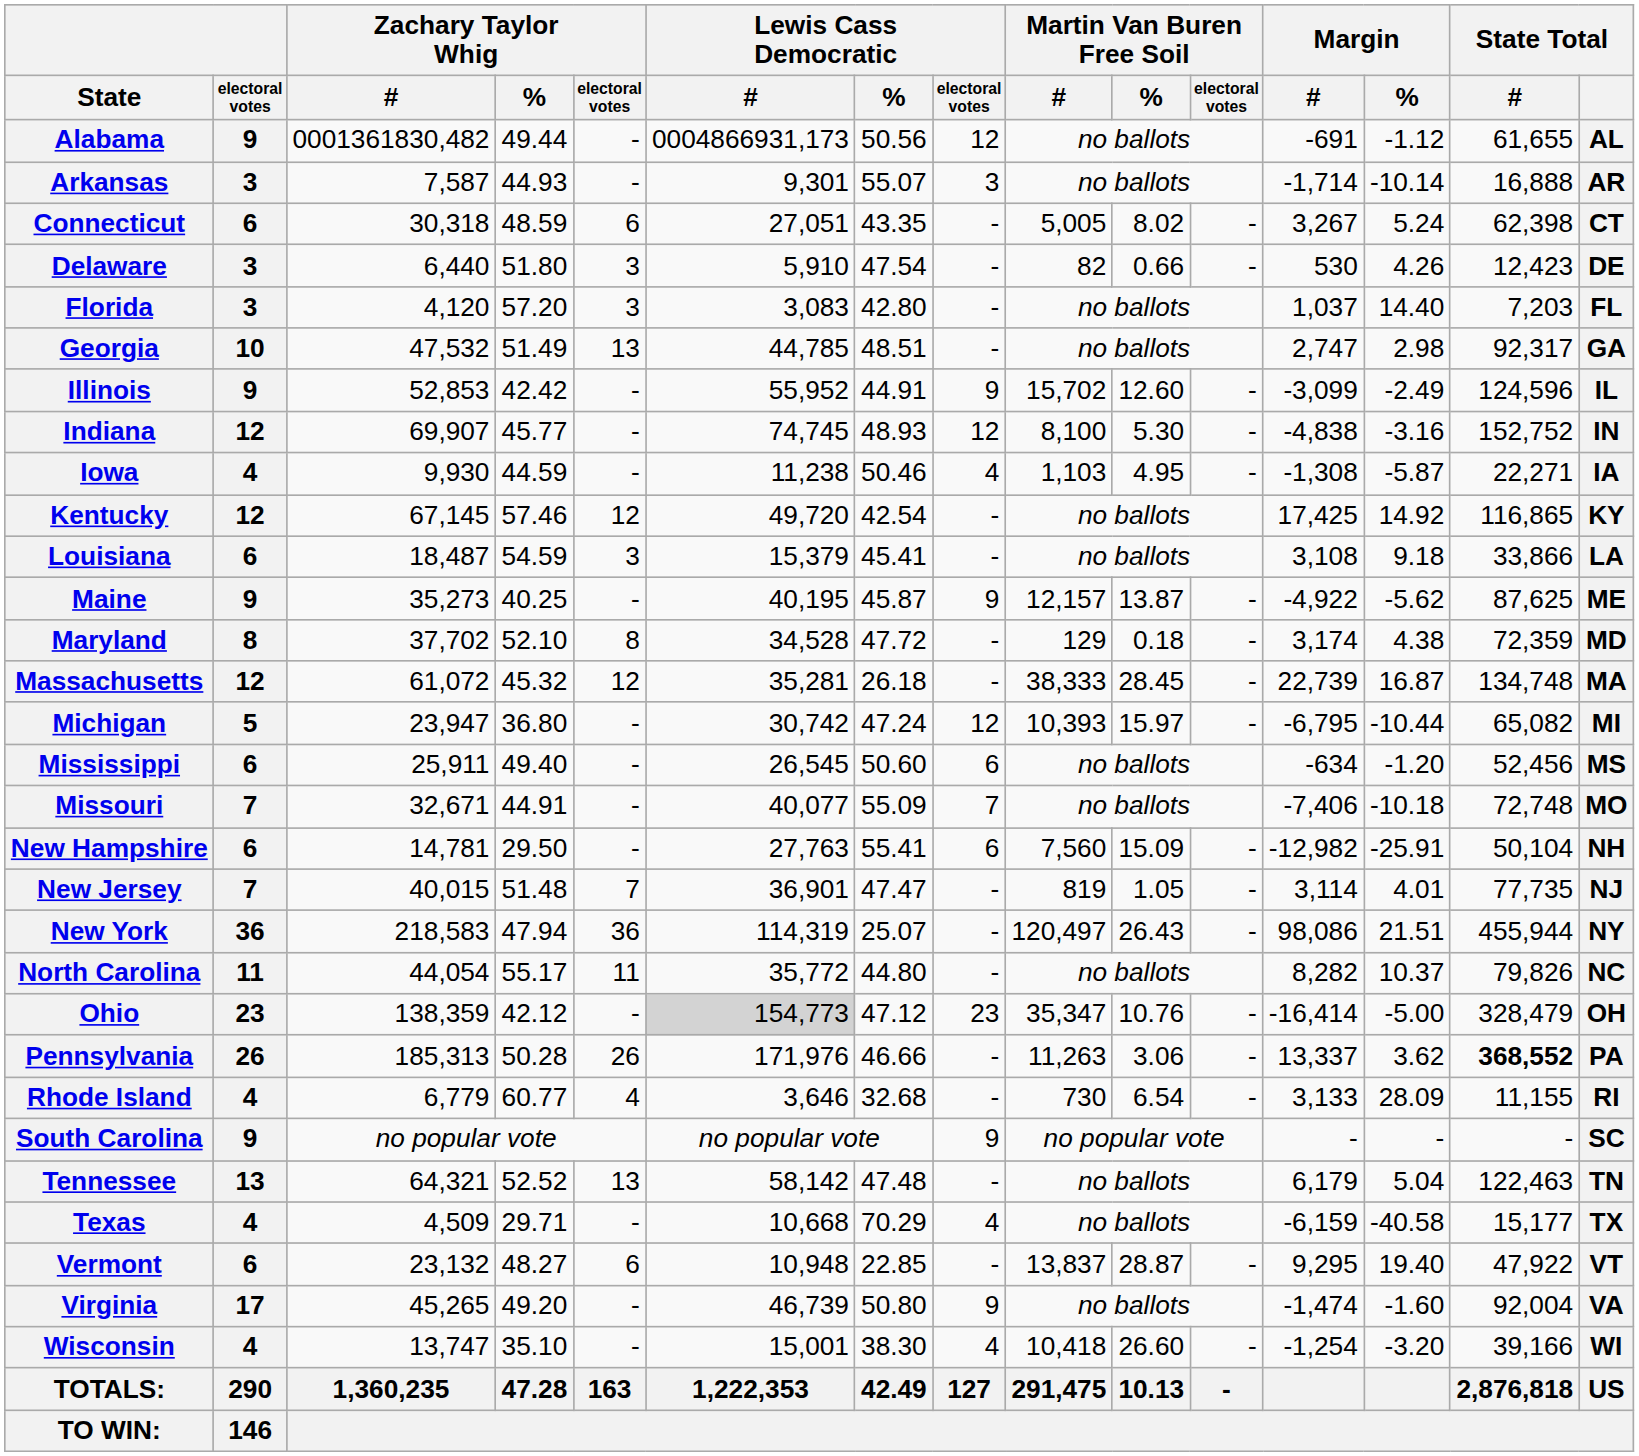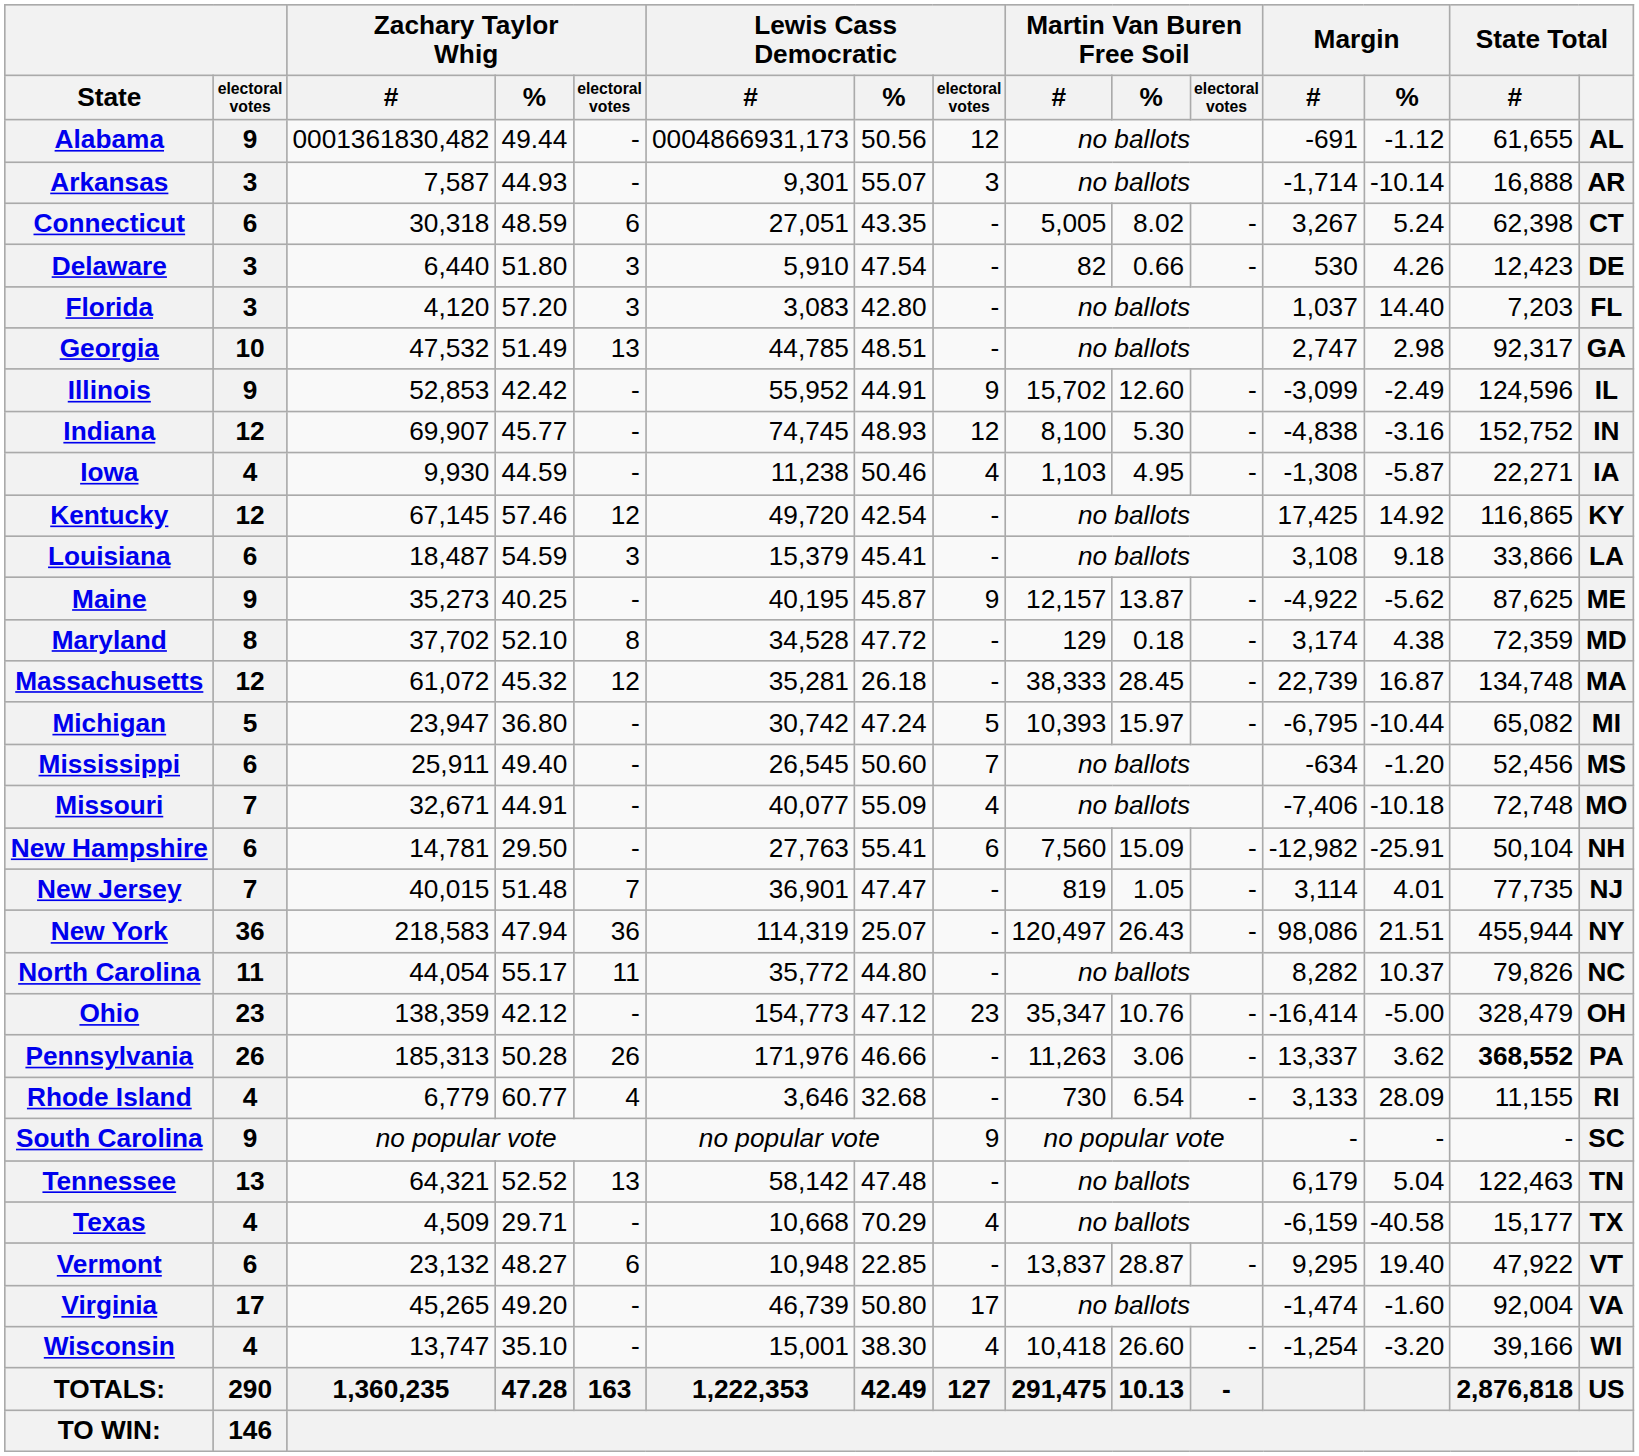(985, 723) 12 -> (992, 723) 5
(992, 764) 6 -> (992, 764) 7
(992, 806) 7 -> (992, 806) 4
(802, 1014) lightgrey background -> (802, 1014) no background
(992, 1305) 9 -> (985, 1305) 17
